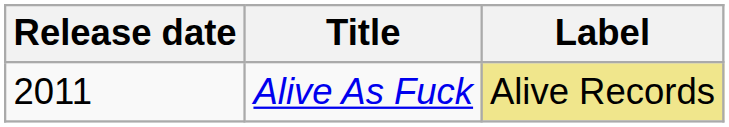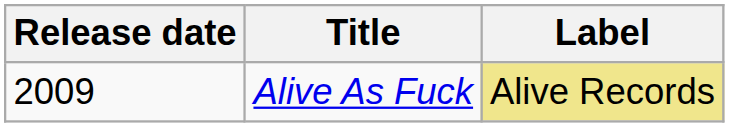(53, 91) 2011 -> (54, 91) 2009
